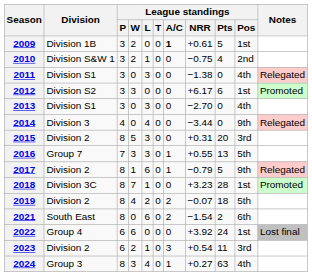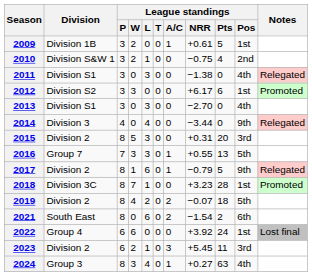(169, 43) bold -> (169, 43) normal
(200, 248) +0.54 -> (200, 248) +5.45
